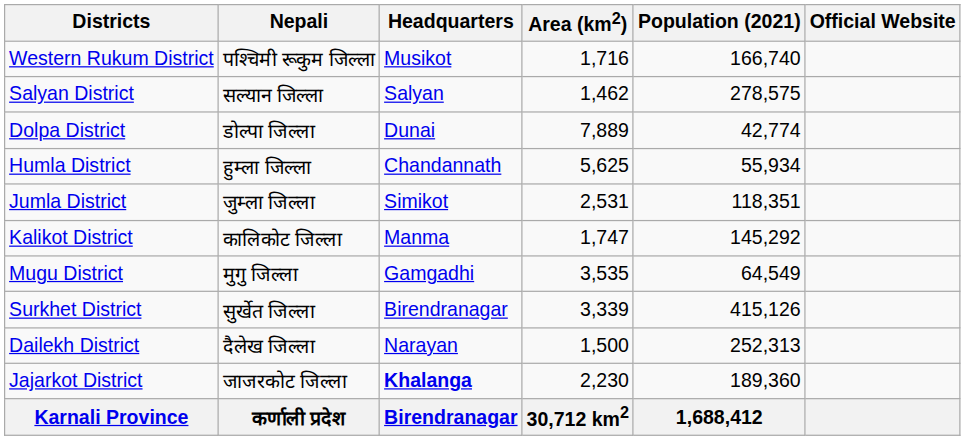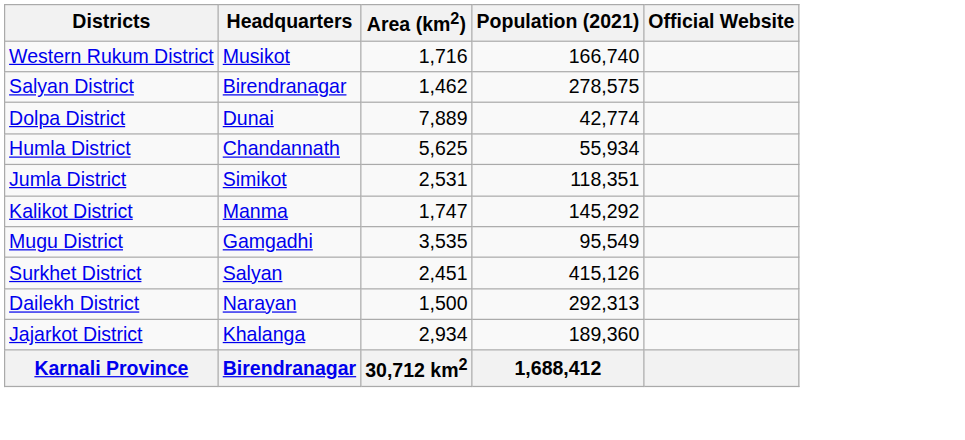- column: (299, 22)
(414, 94) Salyan -> (285, 87) Birendranagar
(771, 273) 64,549 -> (609, 241) 95,549
(446, 309) Birendranagar -> (253, 272) Salyan
(605, 309) 3,339 -> (443, 272) 2,451
(765, 345) 252,313 -> (604, 303) 292,313
(428, 381) bold -> (264, 334) normal
(605, 381) 2,230 -> (443, 334) 2,934
